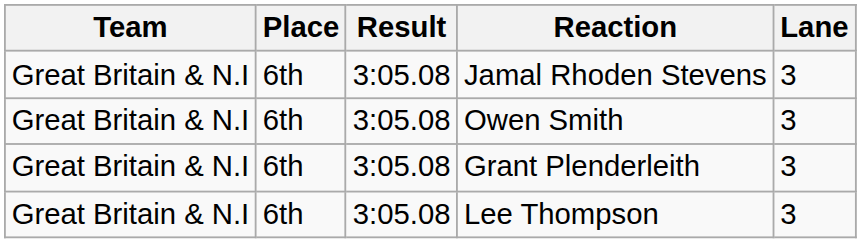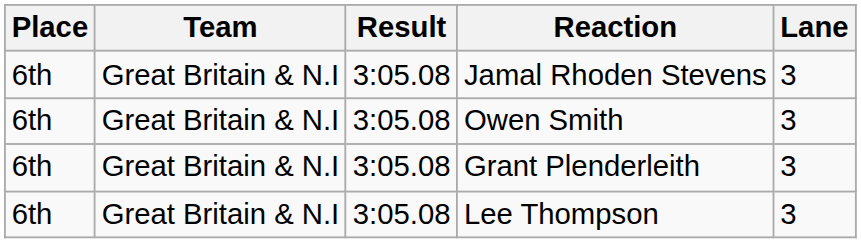columns swapped: (301, 27) <-> (130, 27)
